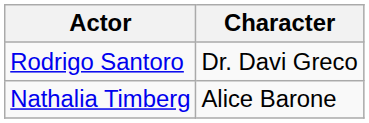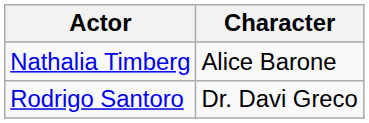rows swapped: (97, 61) <-> (100, 99)
